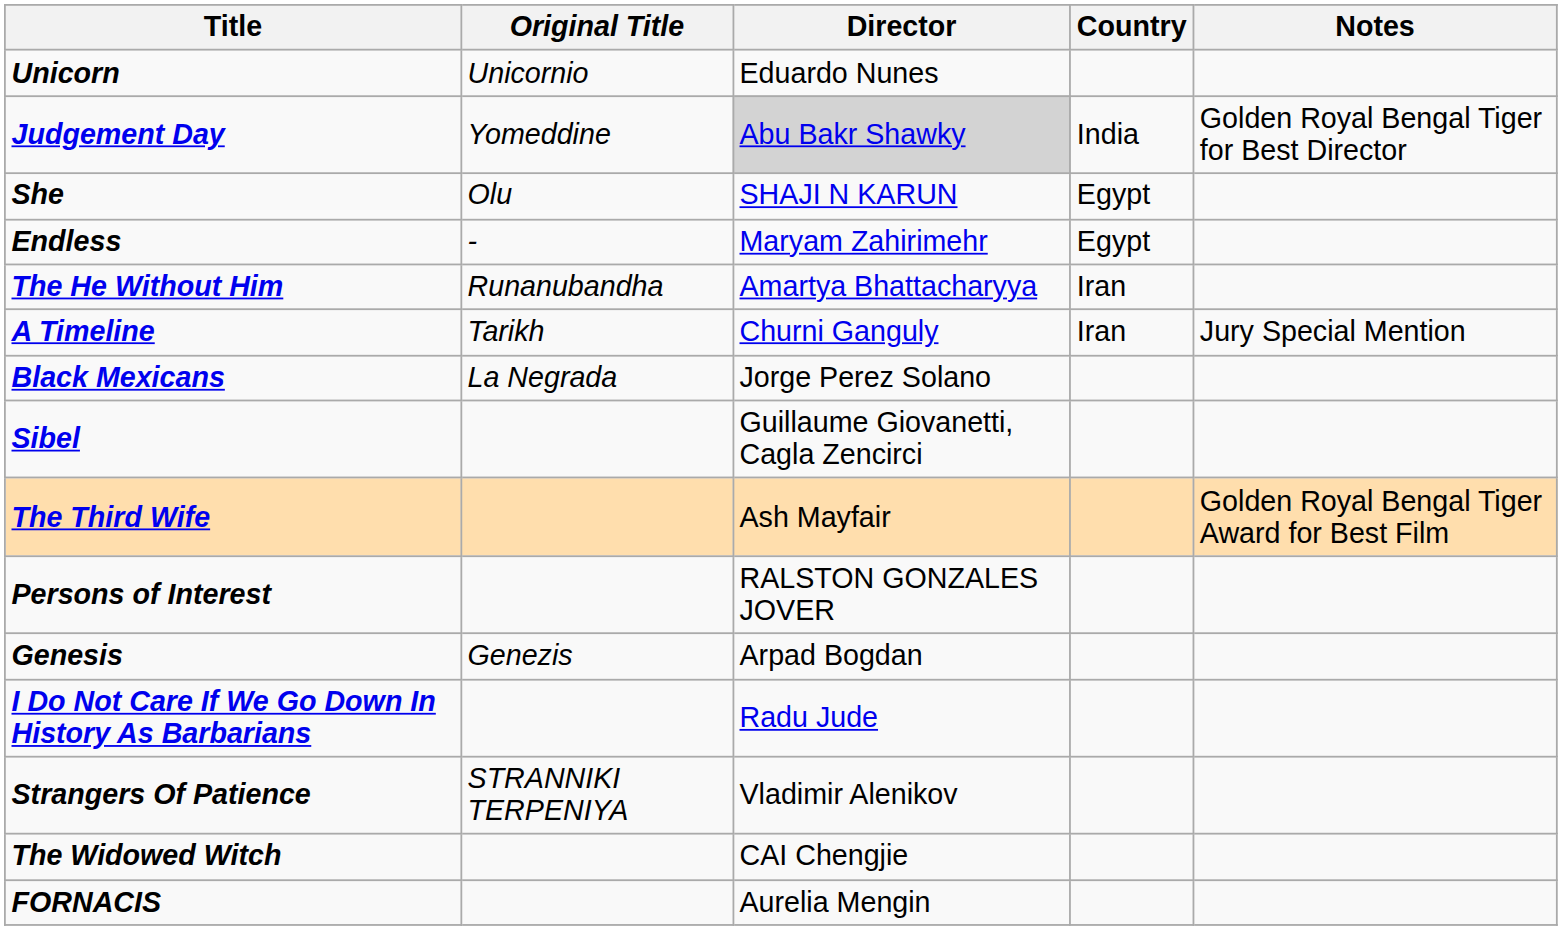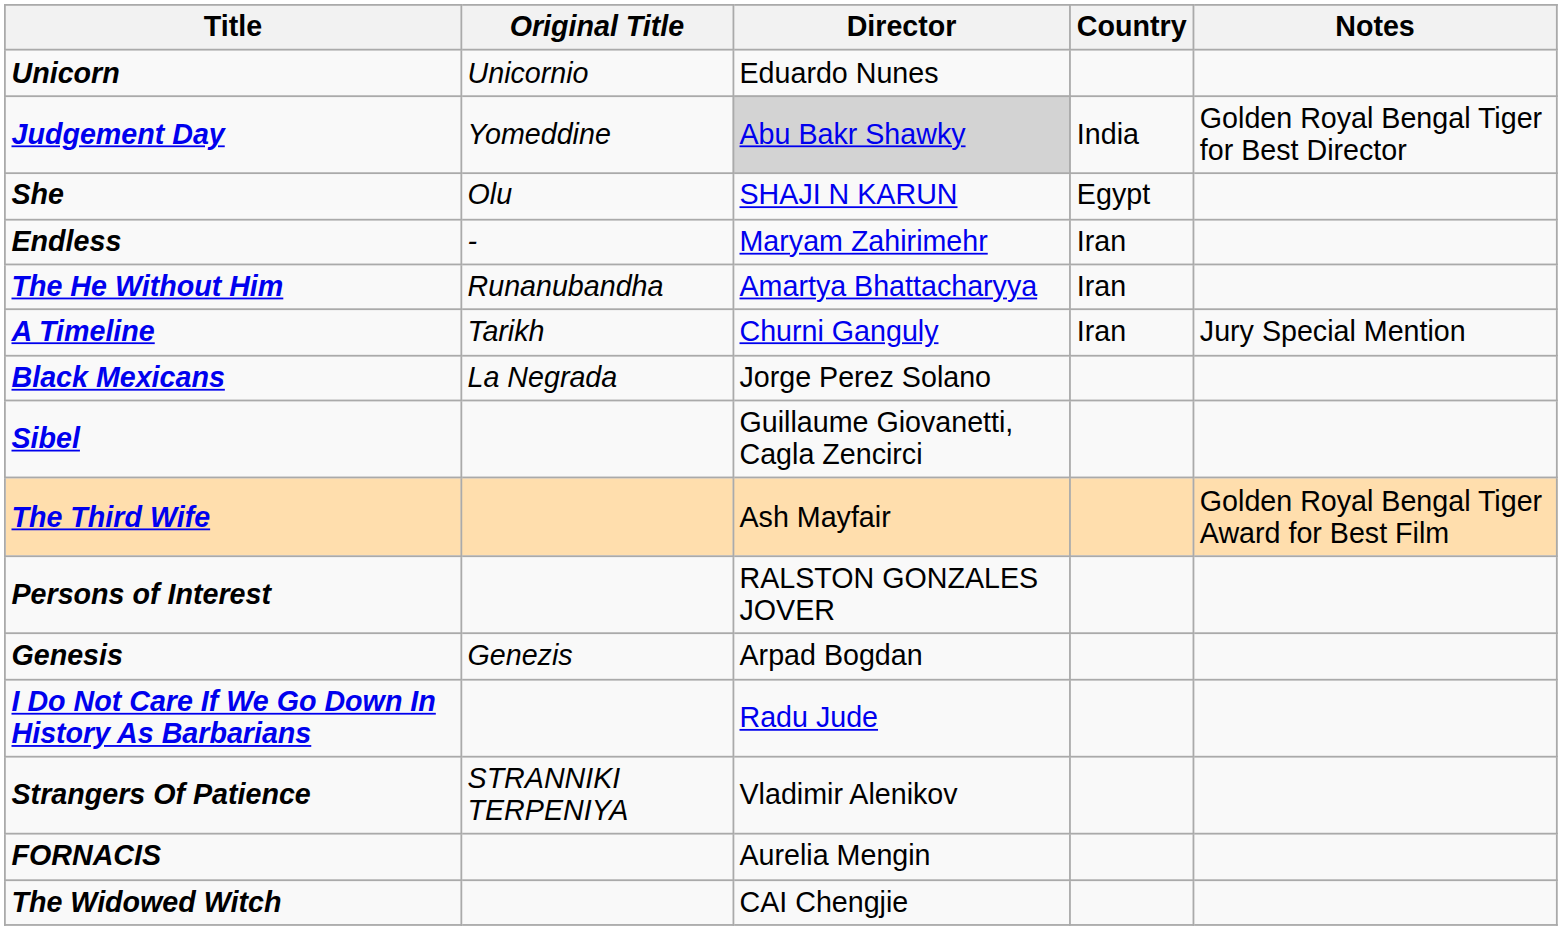(1113, 241) Egypt -> (1102, 241) Iran
rows swapped: (146, 856) <-> (86, 901)
